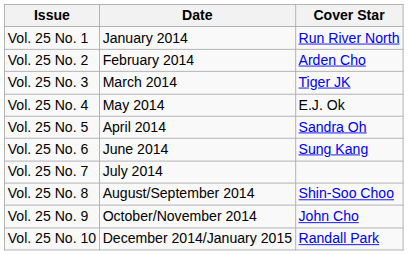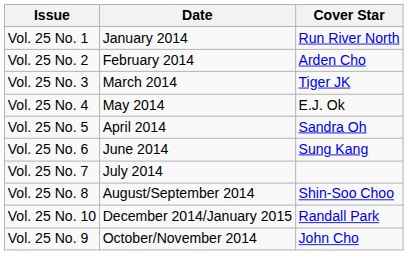rows swapped: (48, 216) <-> (52, 238)
